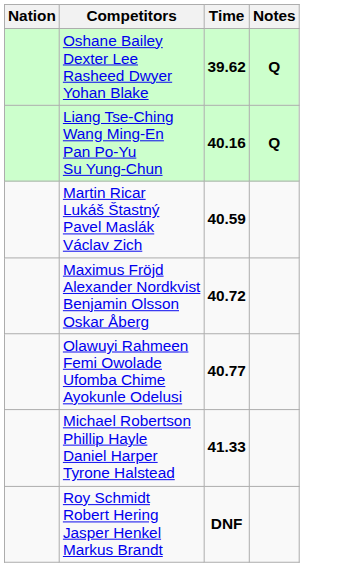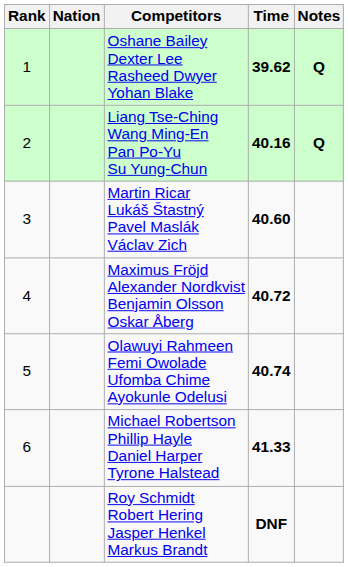+ column: (27, 16)
(227, 219) 40.59 -> (271, 219) 40.60
(227, 371) 40.77 -> (271, 371) 40.74
